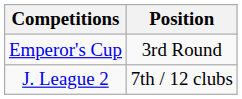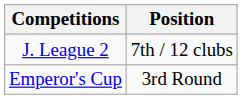rows swapped: (65, 79) <-> (65, 49)
